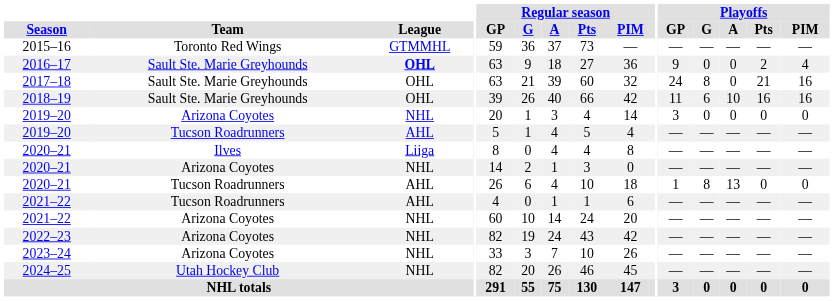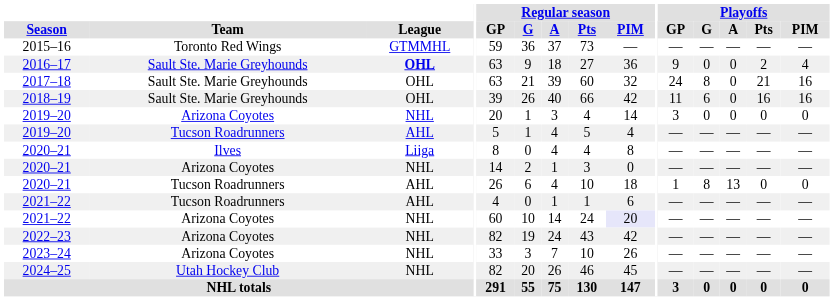(733, 98) 10 -> (733, 98) 0
(630, 219) no background -> (630, 219) lavender background
